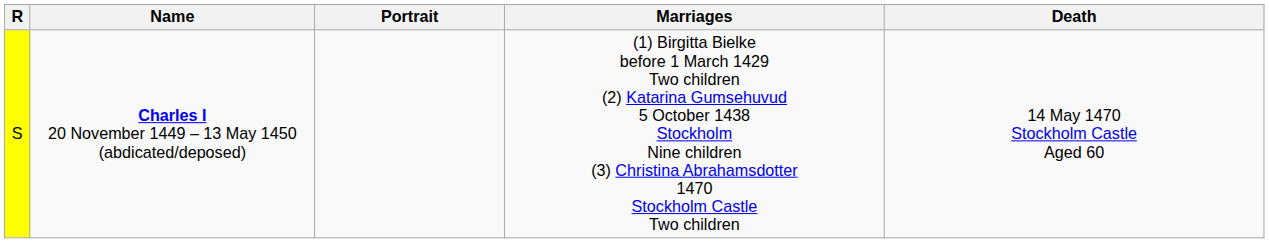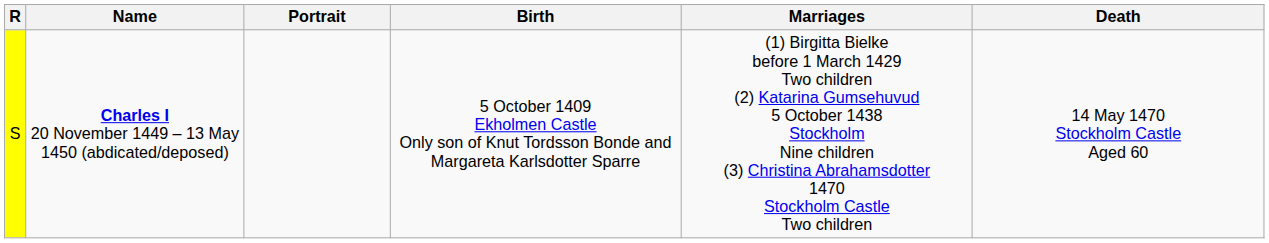+ column: (536, 17)
